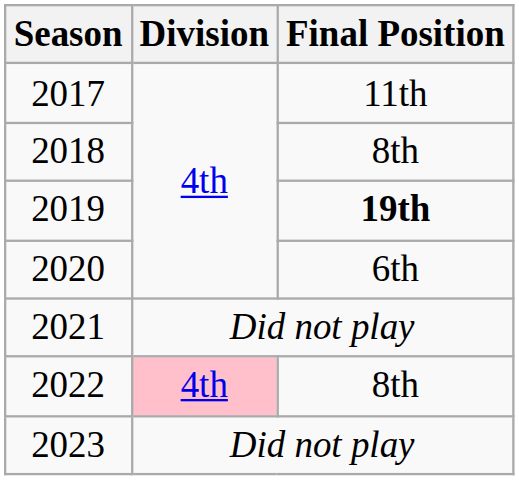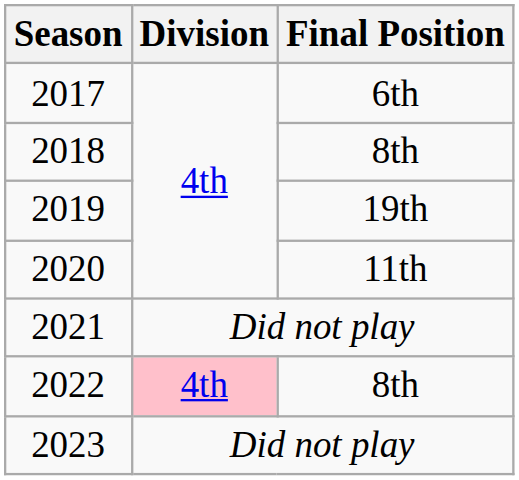(395, 92) 11th -> (395, 92) 6th
(395, 209) bold -> (395, 209) normal
(395, 268) 6th -> (395, 268) 11th
